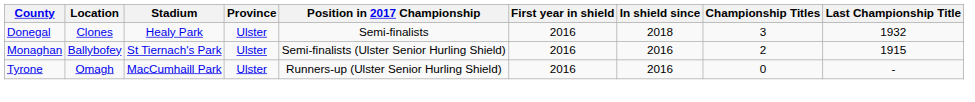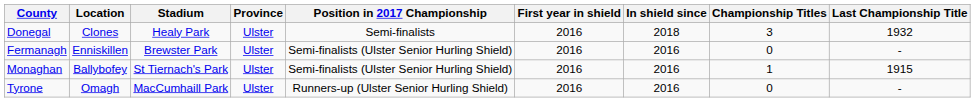+ row: (37, 50)
(763, 50) 2 -> (769, 69) 1
